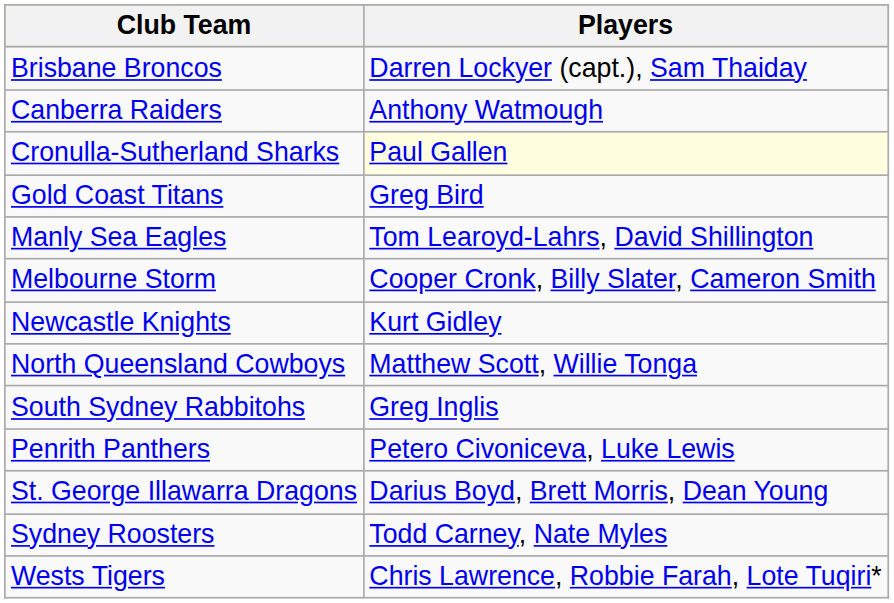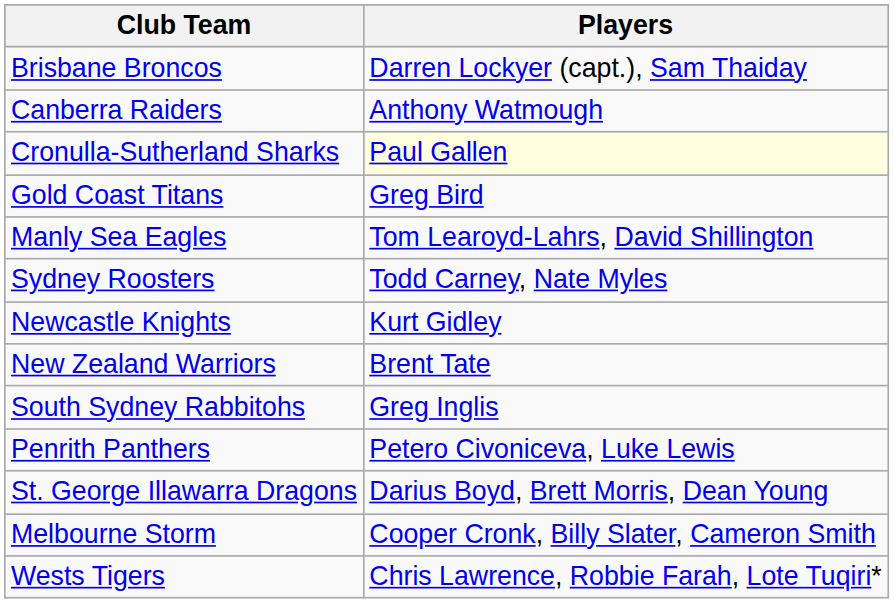rows swapped: (113, 279) <-> (113, 534)
+ row: (143, 364)
- row: (178, 364)
